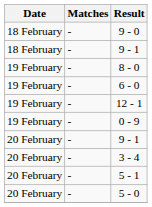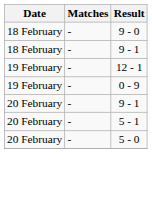- row: (35, 67)
- row: (35, 85)
- row: (35, 157)
